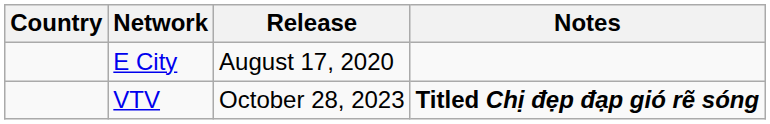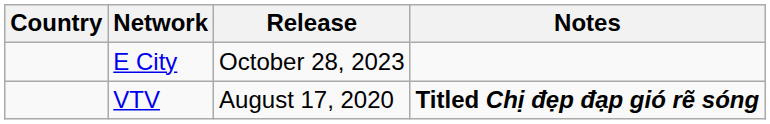(306, 61) August 17, 2020 -> (312, 61) October 28, 2023
(312, 99) October 28, 2023 -> (306, 99) August 17, 2020
